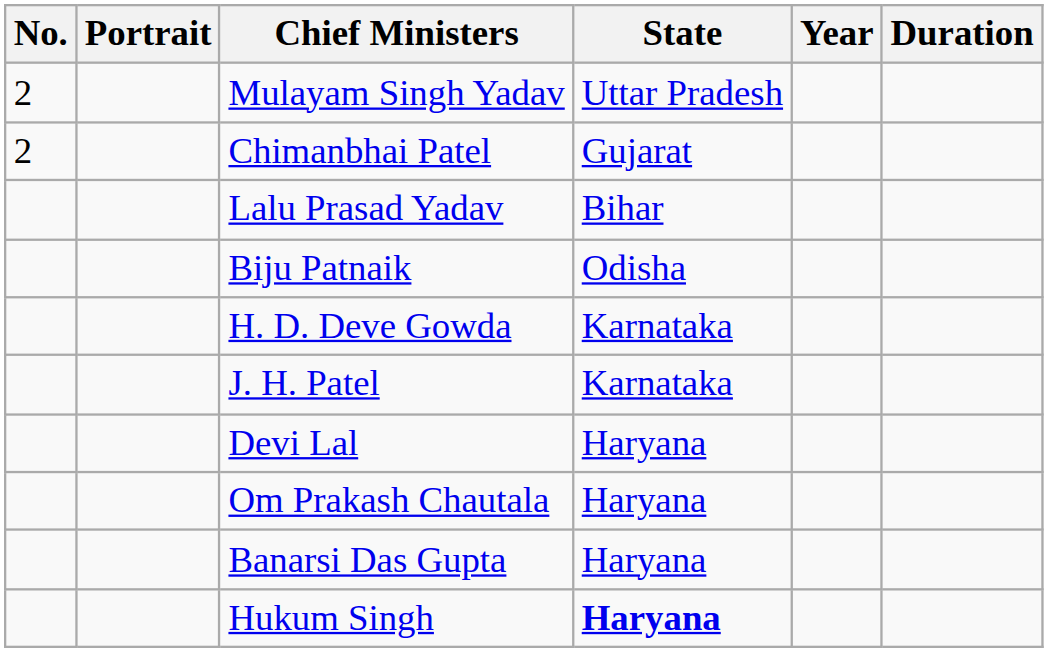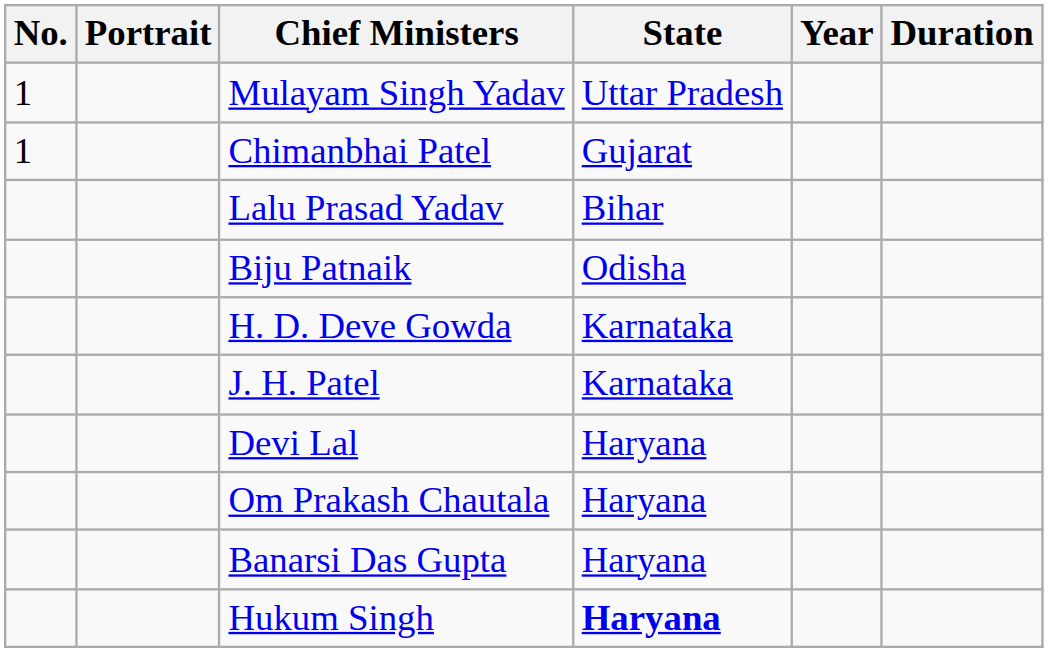(23, 92) 2 -> (23, 92) 1
(23, 150) 2 -> (23, 150) 1
